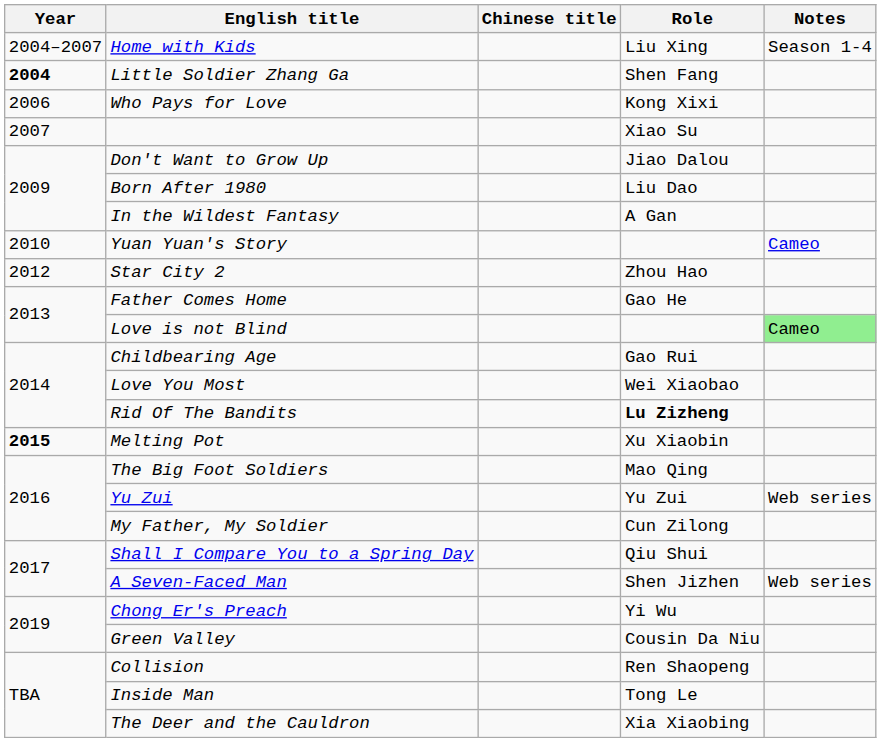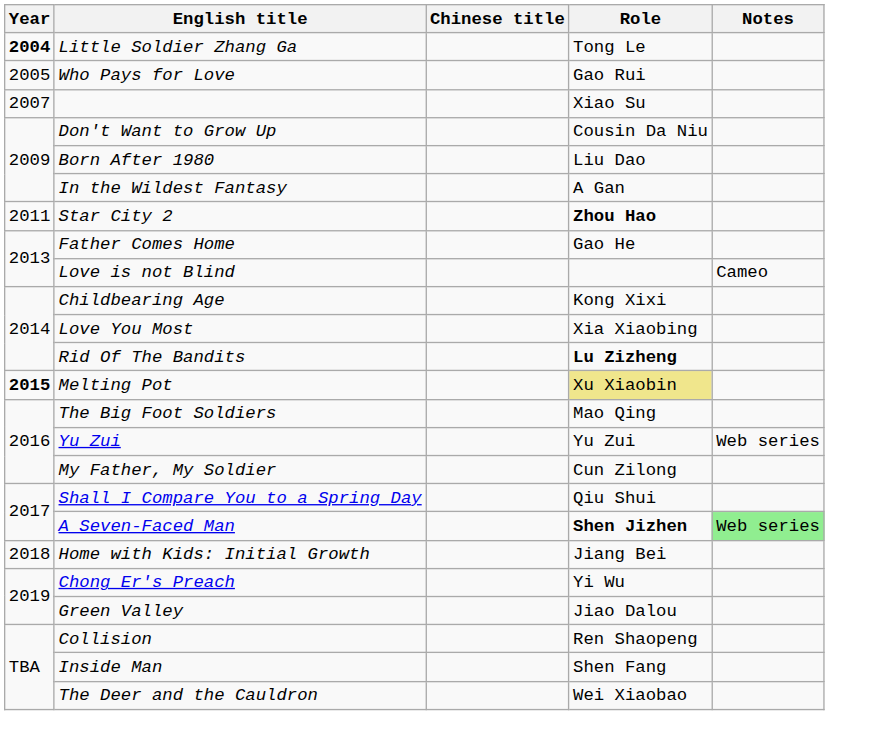- row: (183, 47)
(672, 75) Shen Fang -> (609, 47) Tong Le
(30, 103) 2006 -> (30, 75) 2005
(672, 103) Kong Xixi -> (609, 75) Gao Rui
(677, 160) Jiao Dalou -> (640, 131) Cousin Da Niu
- row: (199, 244)
(30, 272) 2012 -> (30, 216) 2011
(666, 272) normal -> (615, 216) bold
(794, 329) lightgreen background -> (742, 272) no background
(661, 357) Gao Rui -> (620, 301) Kong Xixi
(682, 385) Wei Xiaobao -> (635, 329) Xia Xiaobing
(677, 441) no background -> (625, 385) khaki background
(682, 582) normal -> (630, 526) bold
(820, 582) no background -> (768, 526) lightgreen background
+ row: (214, 554)
(692, 639) Cousin Da Niu -> (625, 611) Jiao Dalou
(661, 695) Tong Le -> (620, 667) Shen Fang
(687, 723) Xia Xiaobing -> (630, 695) Wei Xiaobao
